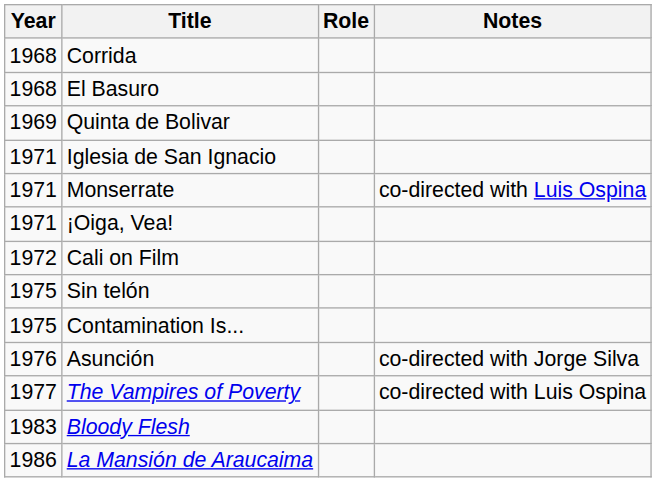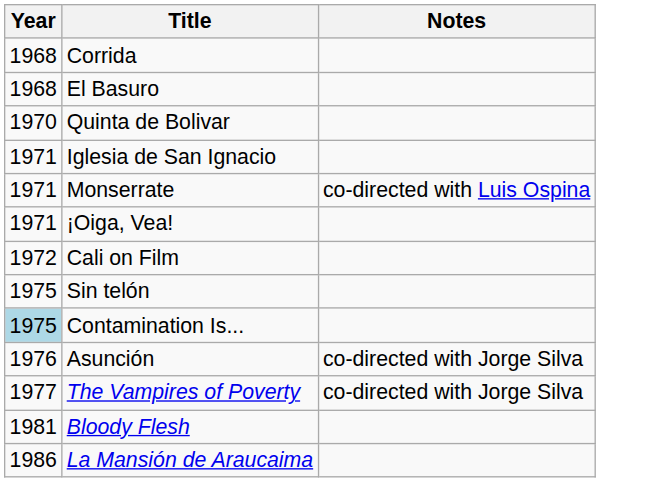- column: (346, 21)
(33, 122) 1969 -> (33, 122) 1970
(33, 325) no background -> (33, 325) lightblue background
(513, 392) co-directed with Luis Ospina -> (453, 392) co-directed with Jorge Silva
(33, 426) 1983 -> (33, 426) 1981
